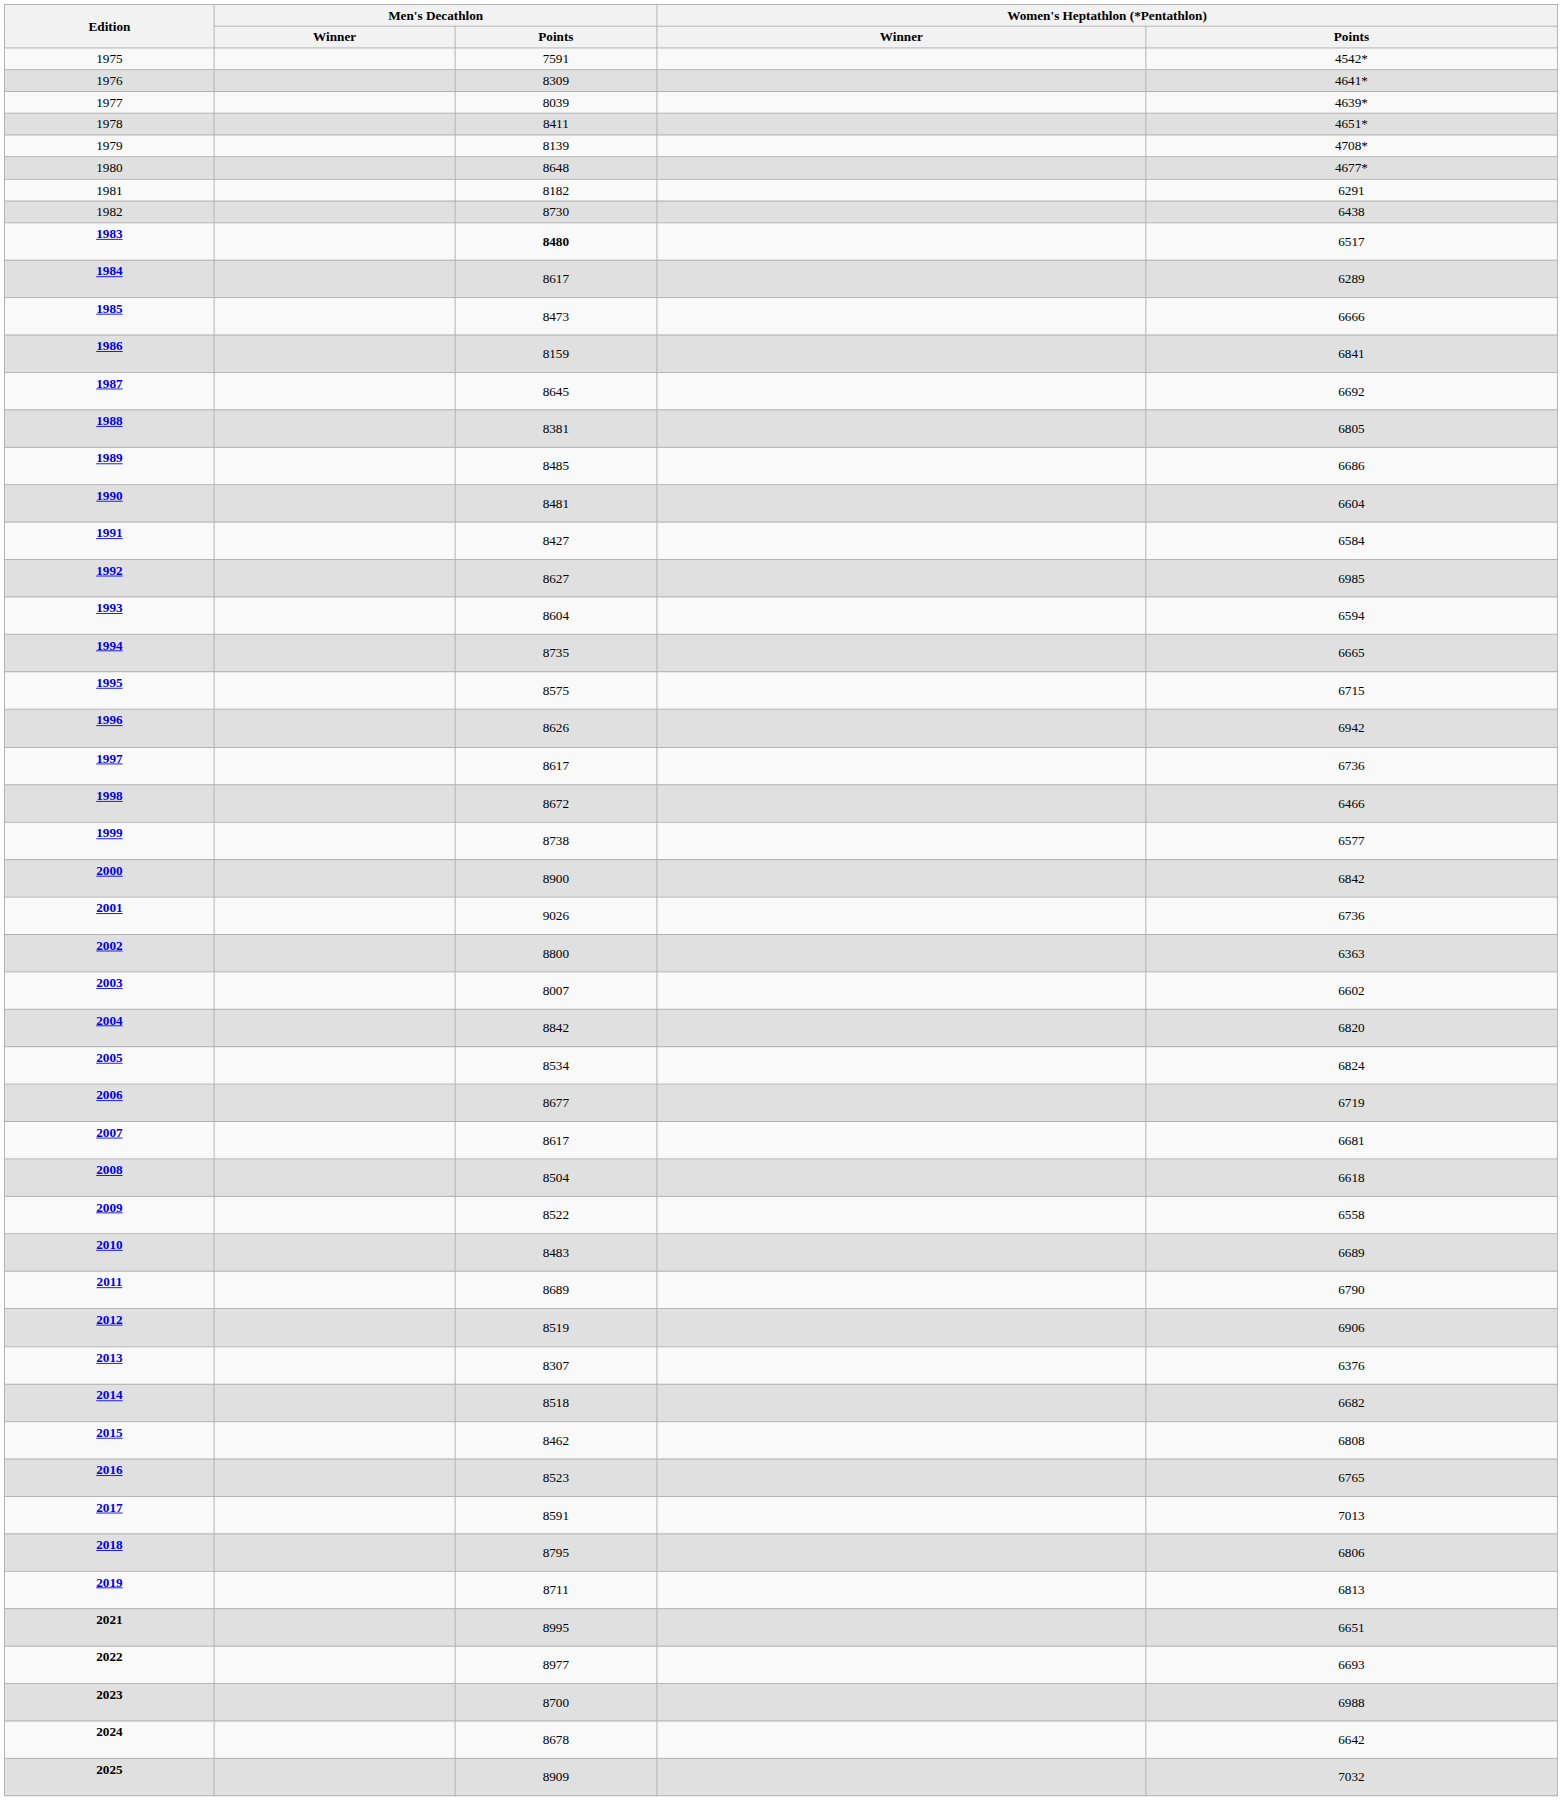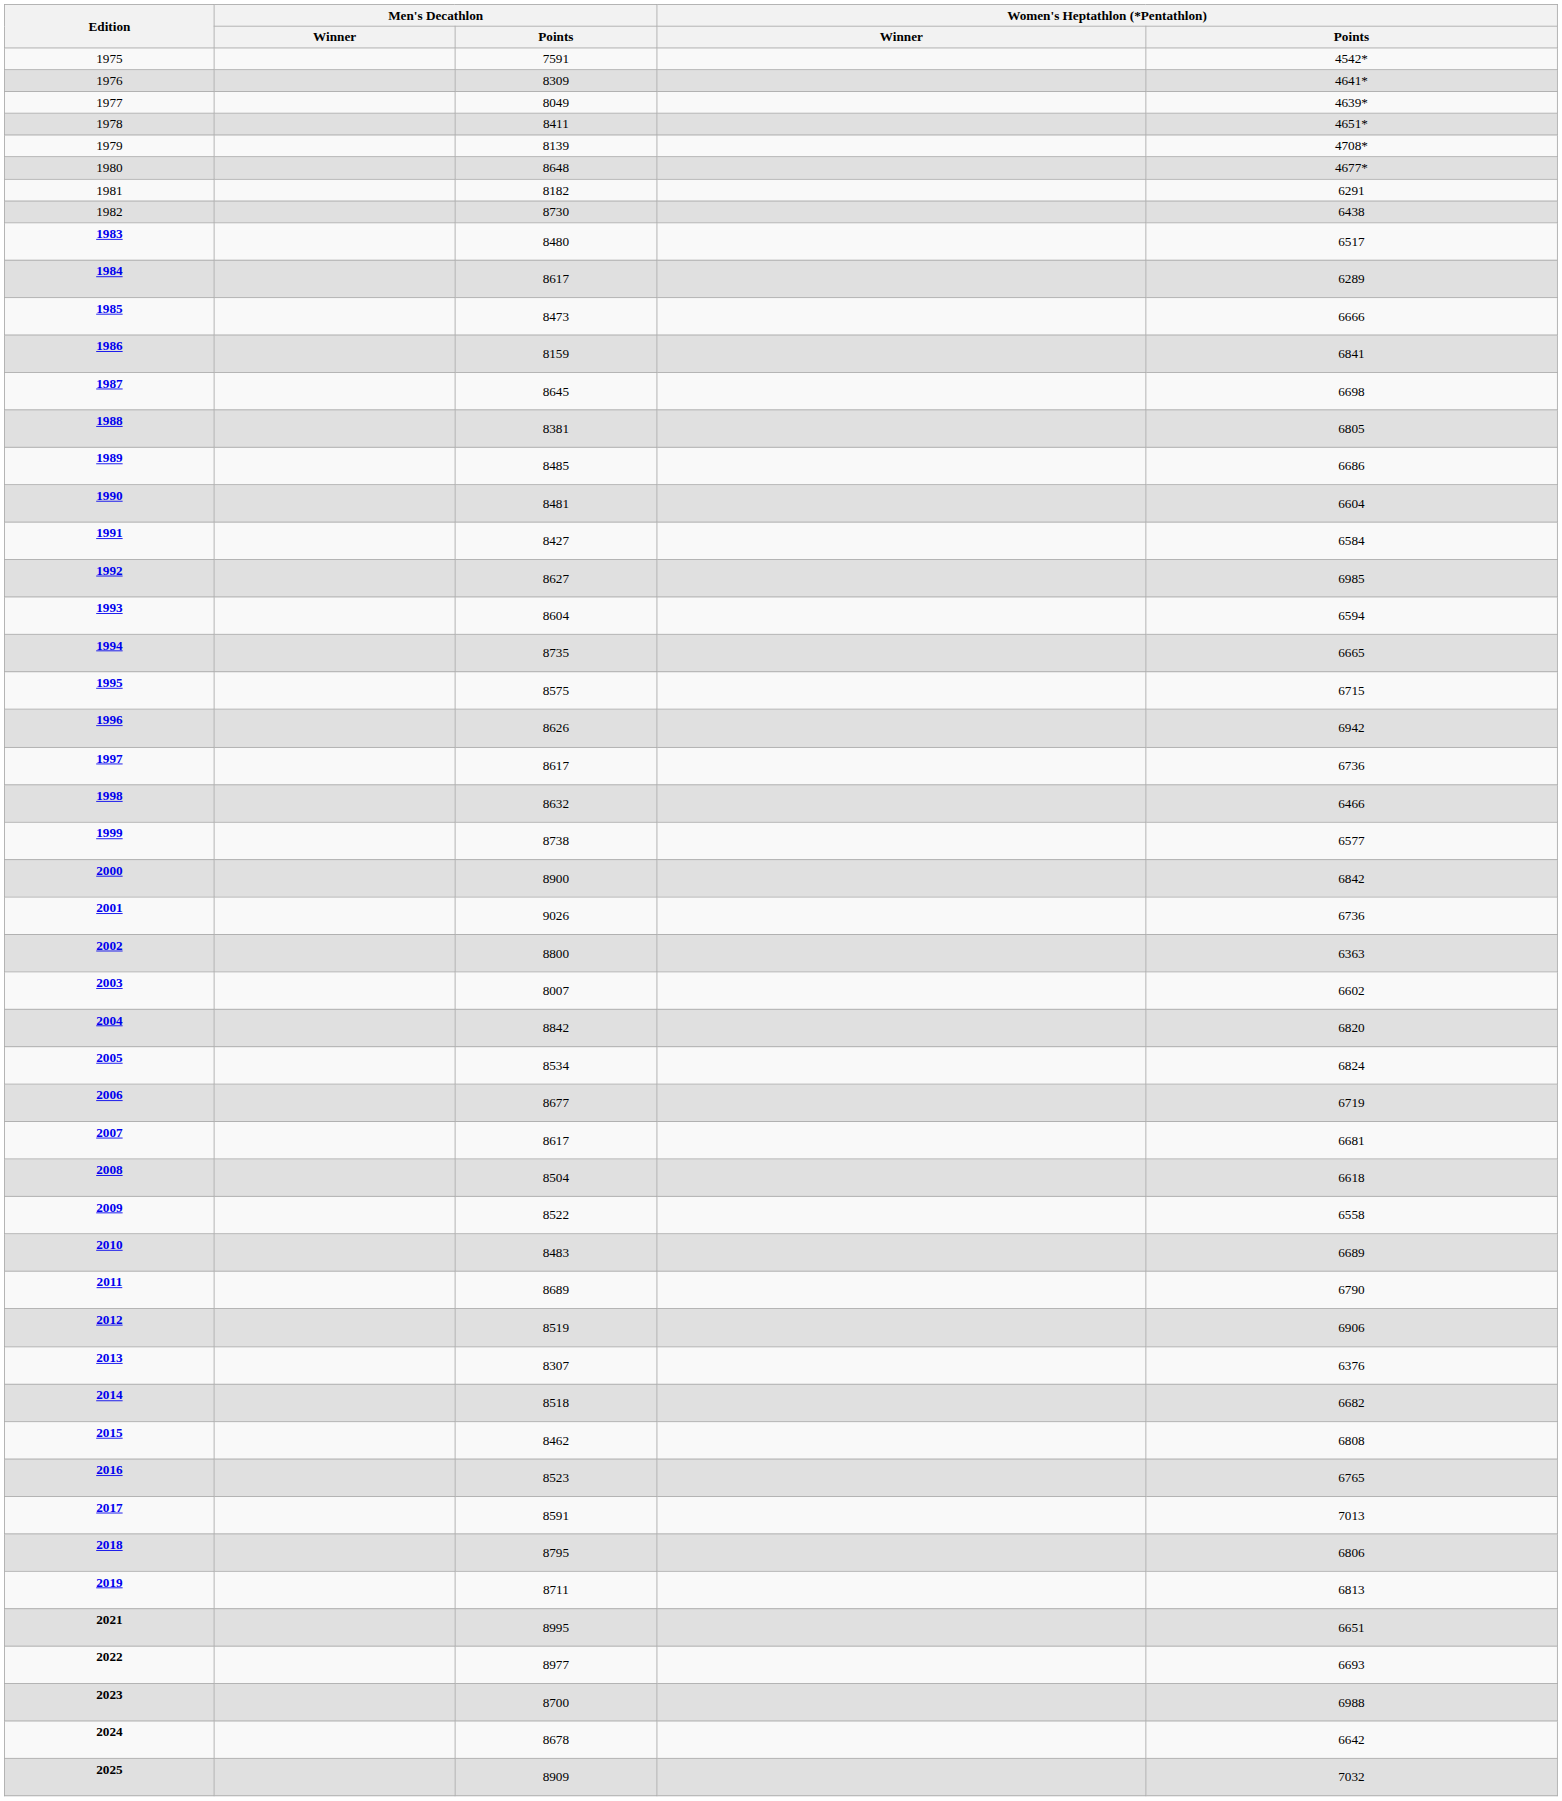(556, 102) 8039 -> (556, 102) 8049
(556, 241) bold -> (556, 241) normal
(1351, 391) 6692 -> (1351, 391) 6698
(556, 803) 8672 -> (556, 803) 8632
